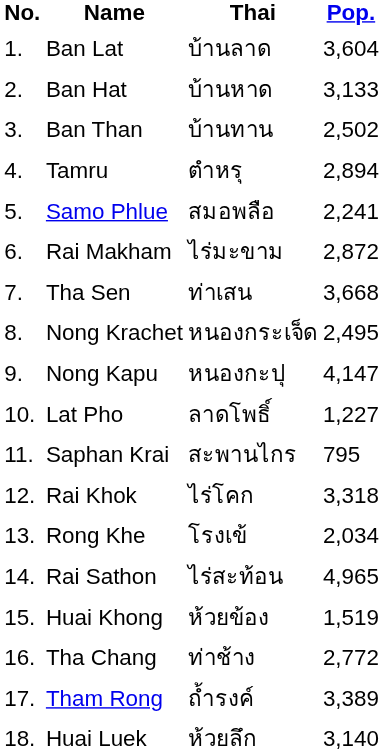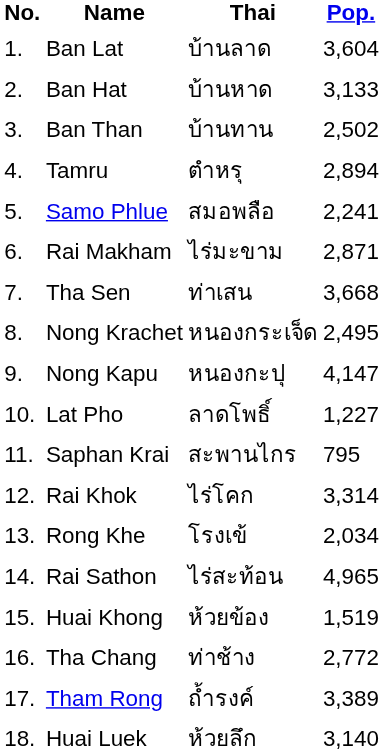(351, 251) 2,872 -> (351, 251) 2,871
(351, 494) 3,318 -> (351, 494) 3,314
